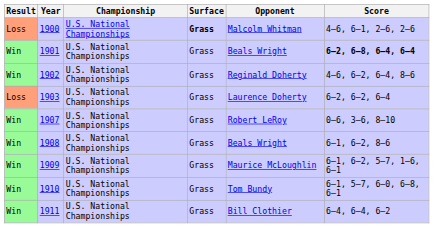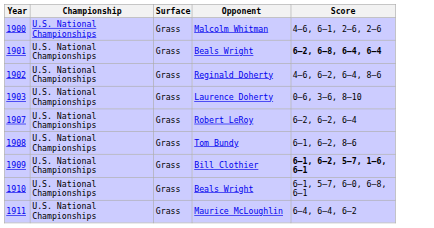- column: (21, 11)
(202, 29) bold -> (168, 29) normal
(358, 97) 6–2, 6–2, 6–4 -> (327, 97) 0–6, 3–6, 8–10
(361, 120) 0–6, 3–6, 8–10 -> (325, 120) 6–2, 6–2, 6–4
(257, 143) Beals Wright -> (216, 143) Tom Bundy
(272, 166) Maurice McLoughlin -> (226, 166) Bill Clothier
(373, 166) normal -> (339, 166) bold
(250, 189) Tom Bundy -> (224, 189) Beals Wright
(260, 211) Bill Clothier -> (239, 211) Maurice McLoughlin
